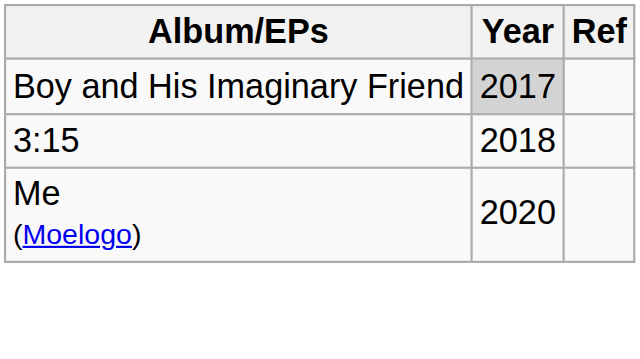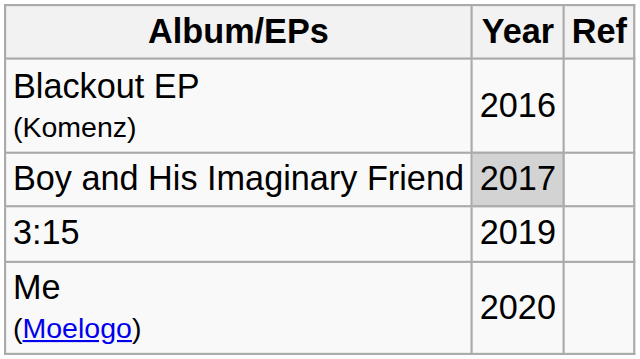+ row: (106, 105)
(518, 140) 2018 -> (518, 233) 2019
